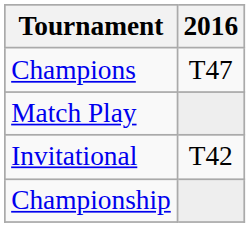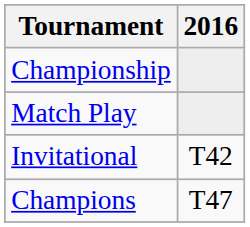rows swapped: (91, 199) <-> (73, 69)
